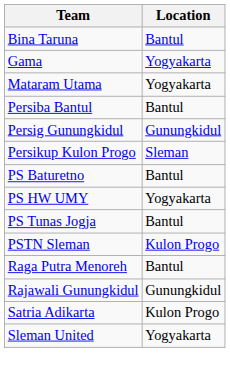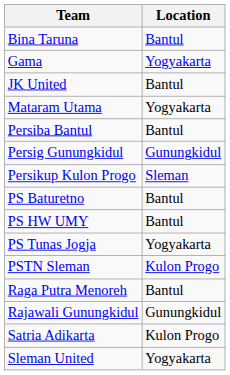+ row: (37, 84)
(178, 198) Yogyakarta -> (164, 221) Bantul
(164, 221) Bantul -> (178, 244) Yogyakarta
